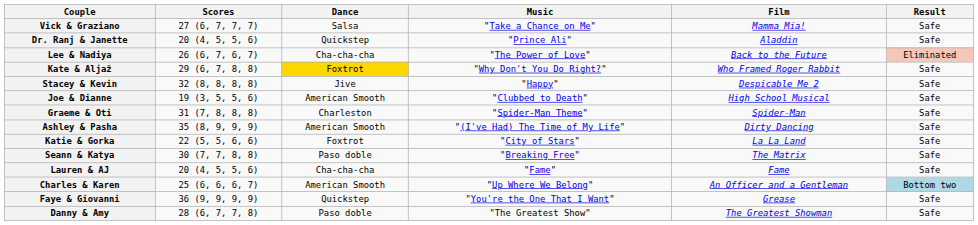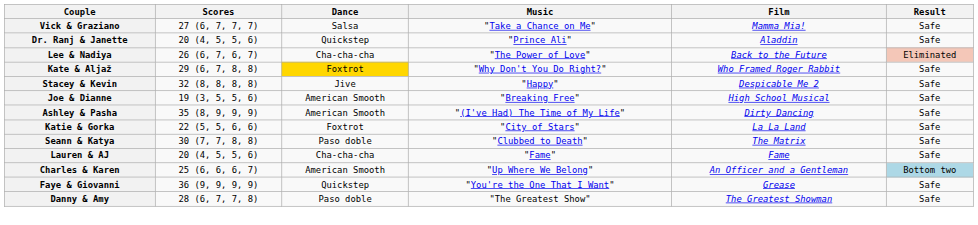(540, 98) "Clubbed to Death" -> (540, 98) "Breaking Free"
- row: (80, 112)
(540, 156) "Breaking Free" -> (540, 141) "Clubbed to Death"
